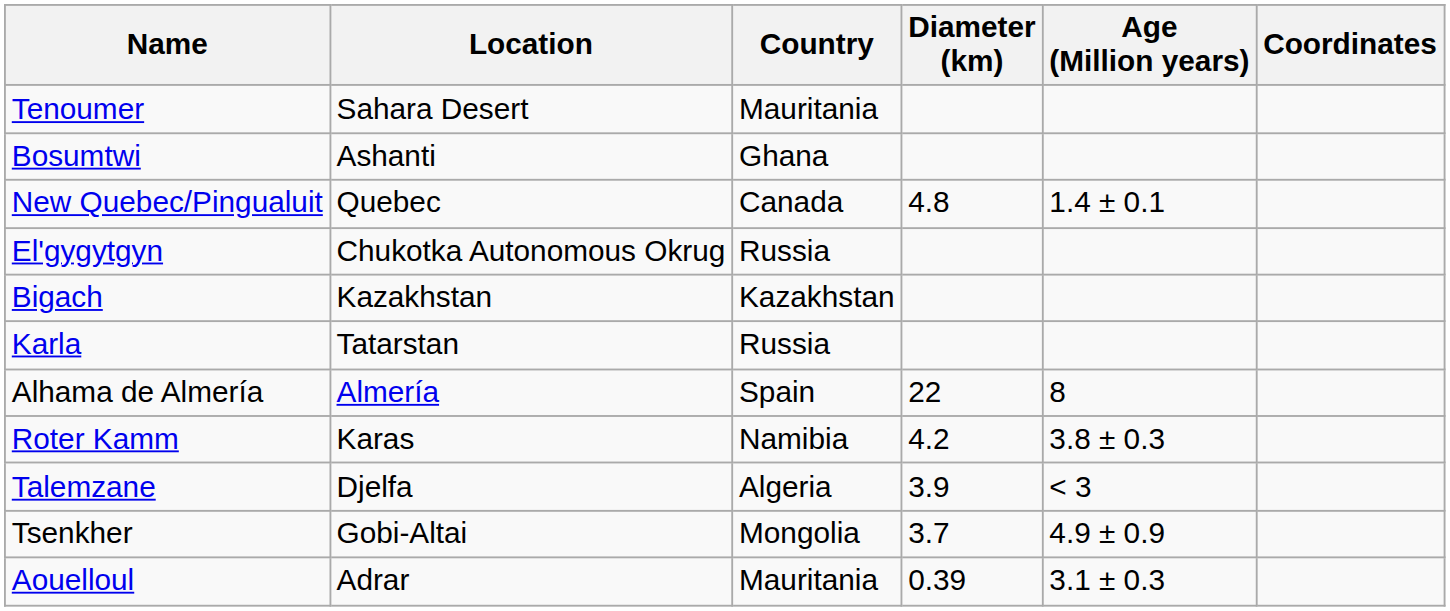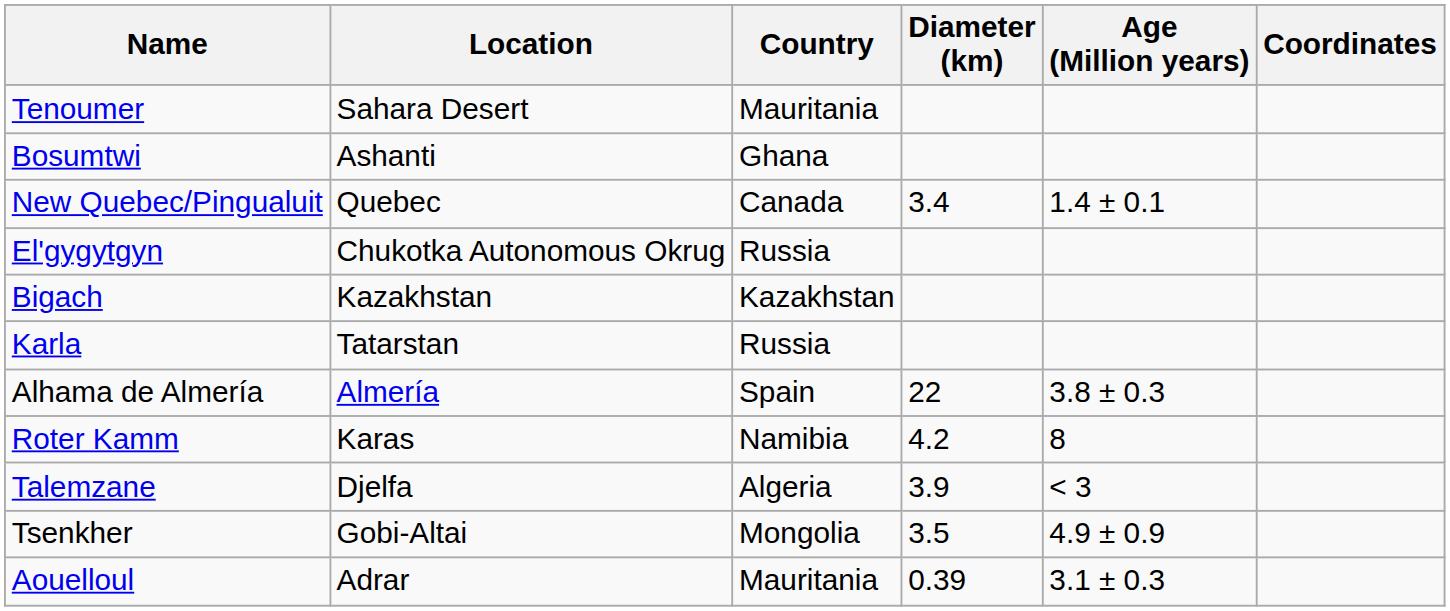(929, 203) 4.8 -> (929, 203) 3.4
(1058, 391) 8 -> (1107, 391) 3.8 ± 0.3
(1107, 439) 3.8 ± 0.3 -> (1058, 439) 8
(929, 533) 3.7 -> (929, 533) 3.5
